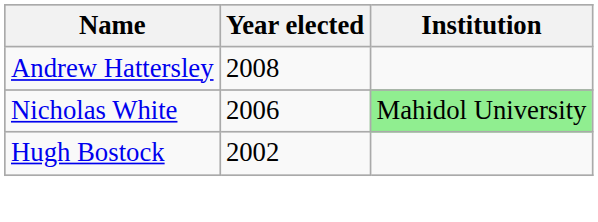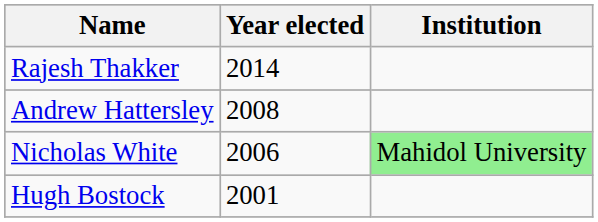+ row: (95, 68)
(253, 152) 2002 -> (253, 195) 2001
